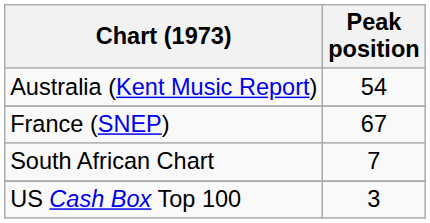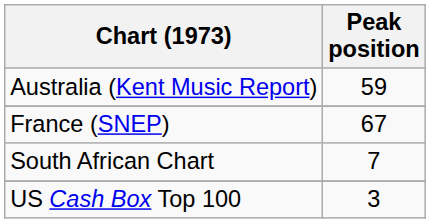(374, 86) 54 -> (374, 86) 59
